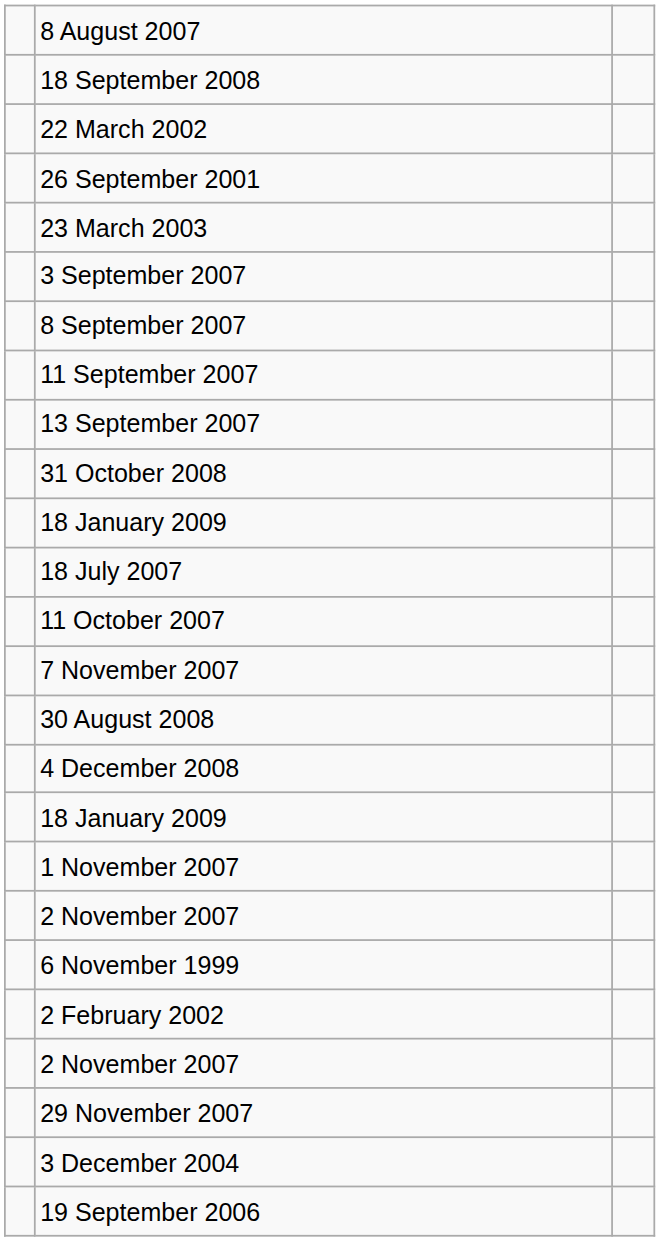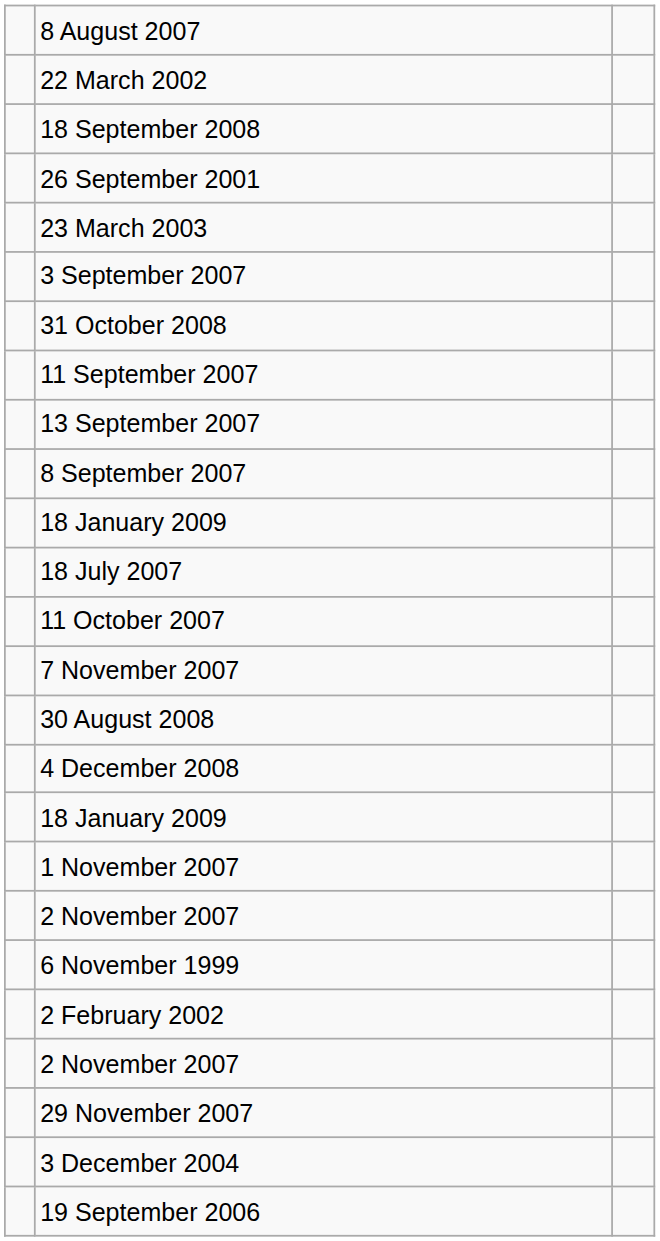rows swapped: (20, 80) <-> (20, 129)
rows swapped: (20, 326) <-> (20, 473)
